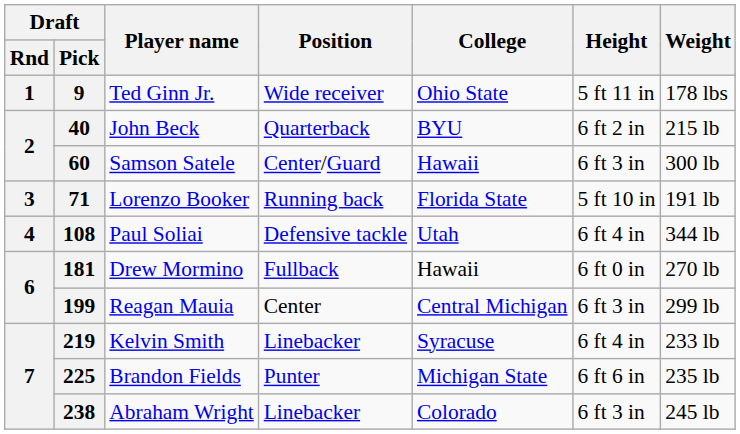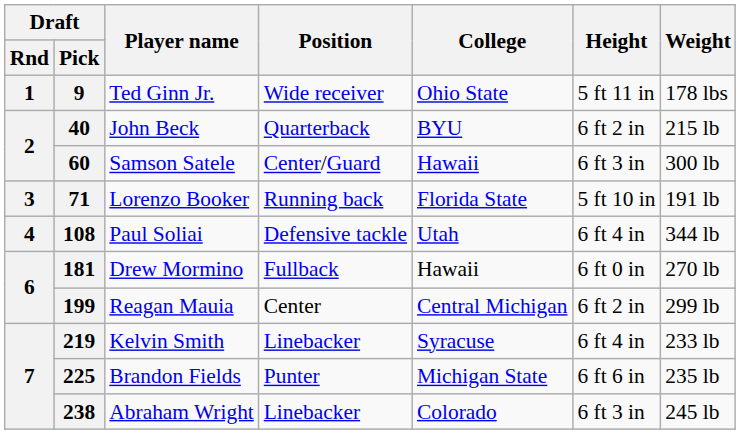(611, 305) 6 ft 3 in -> (611, 305) 6 ft 2 in
